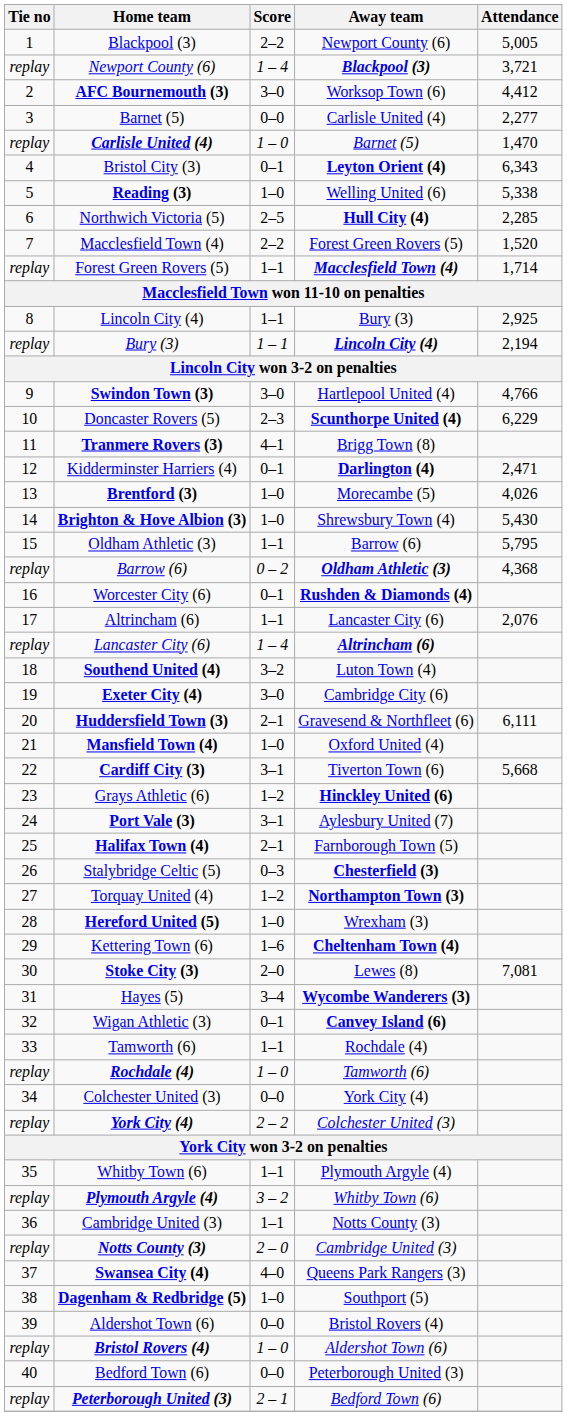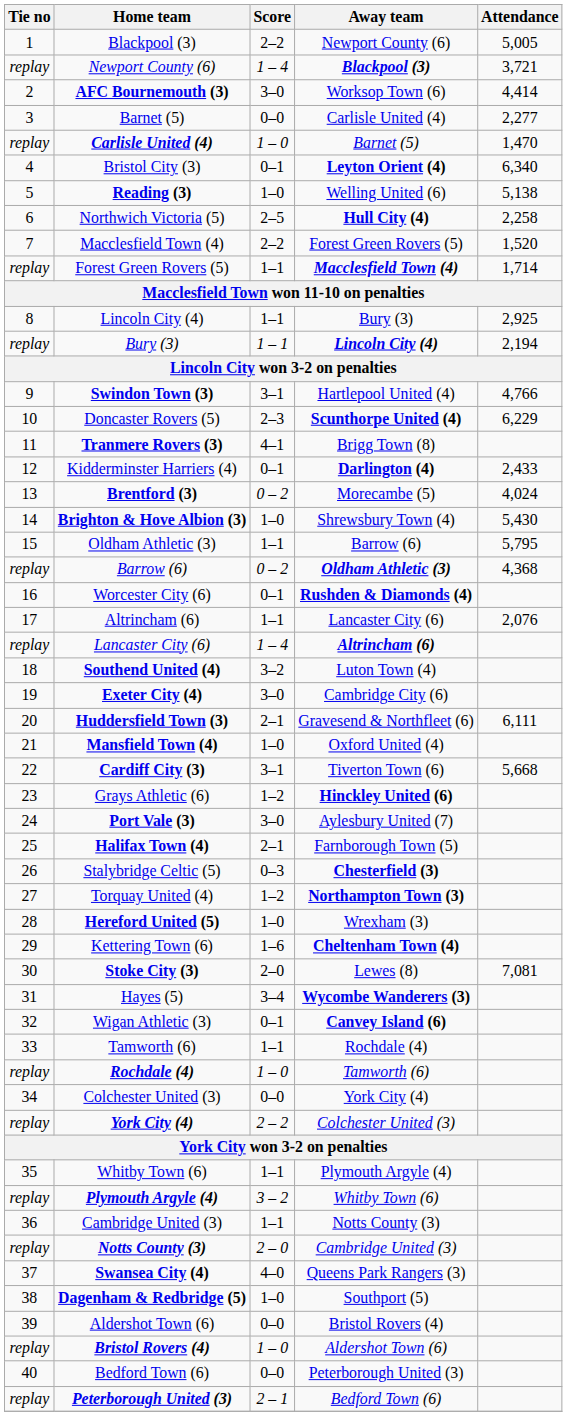(520, 92) 4,412 -> (520, 92) 4,414
(520, 167) 6,343 -> (520, 167) 6,340
(520, 192) 5,338 -> (520, 192) 5,138
(520, 218) 2,285 -> (520, 218) 2,258
(272, 393) 3–0 -> (272, 393) 3–1
(520, 469) 2,471 -> (520, 469) 2,433
(272, 494) 1–0 -> (272, 494) 0 – 2
(520, 494) 4,026 -> (520, 494) 4,024
(272, 820) 3–1 -> (272, 820) 3–0
